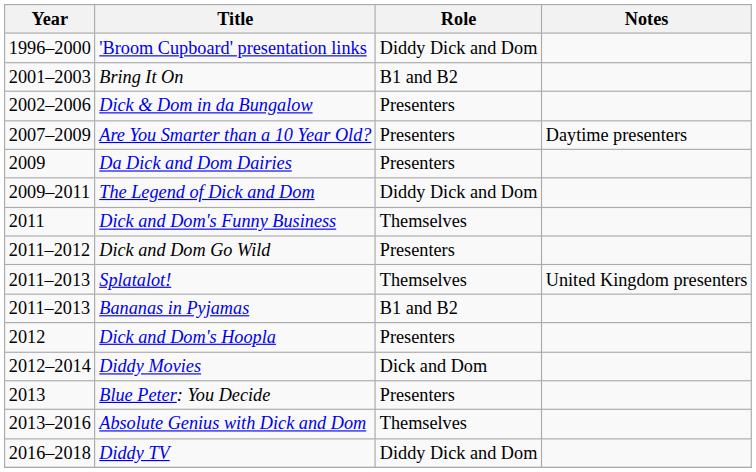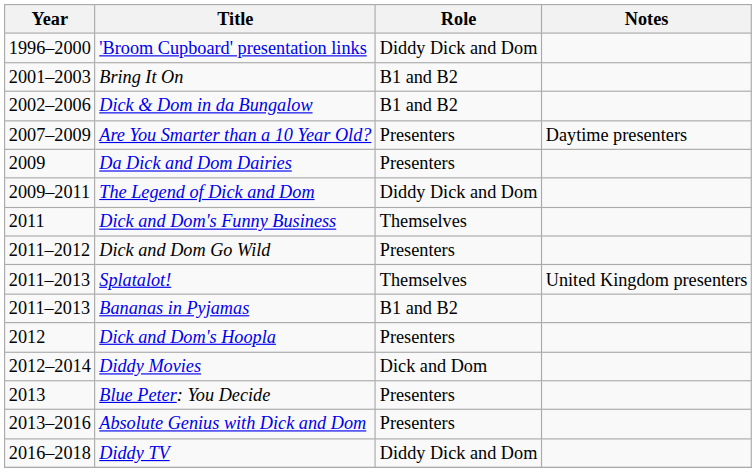(417, 105) Presenters -> (419, 105) B1 and B2
(423, 423) Themselves -> (417, 423) Presenters
